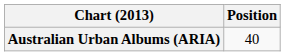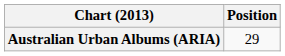(252, 39) 40 -> (252, 39) 29
